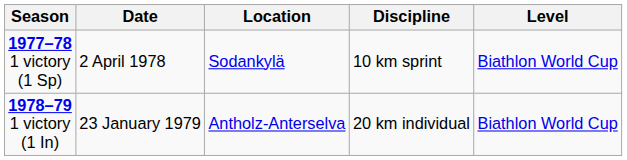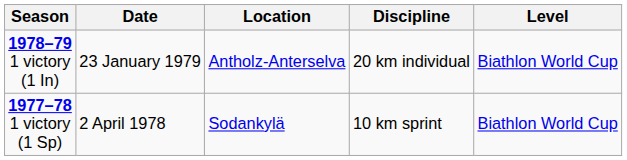rows swapped: (40, 61) <-> (40, 124)
